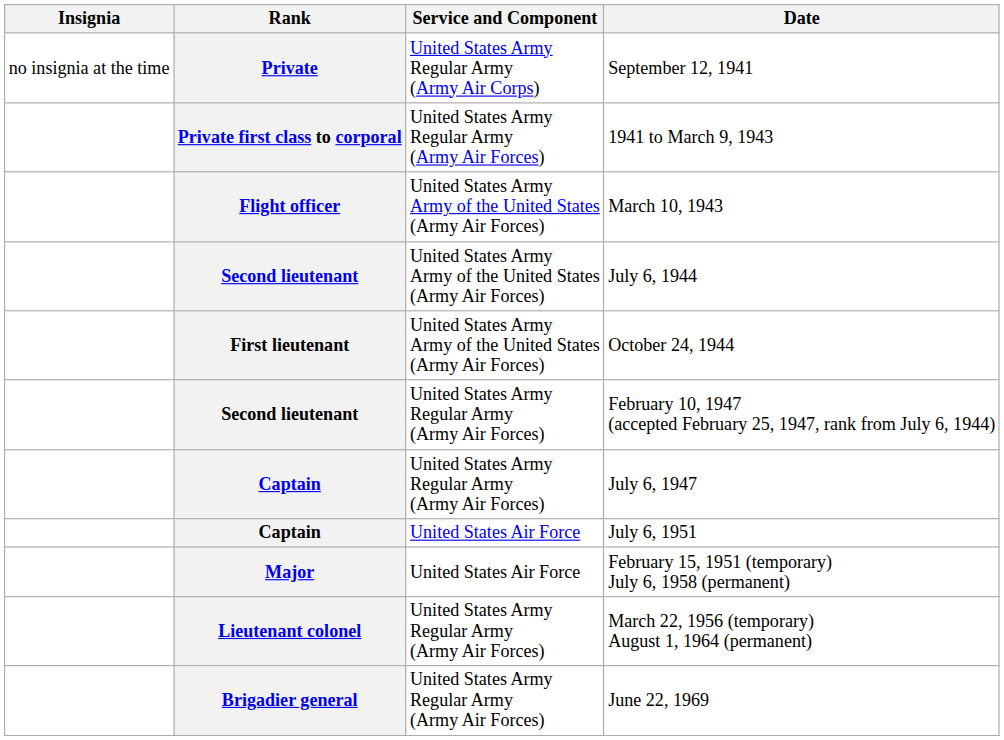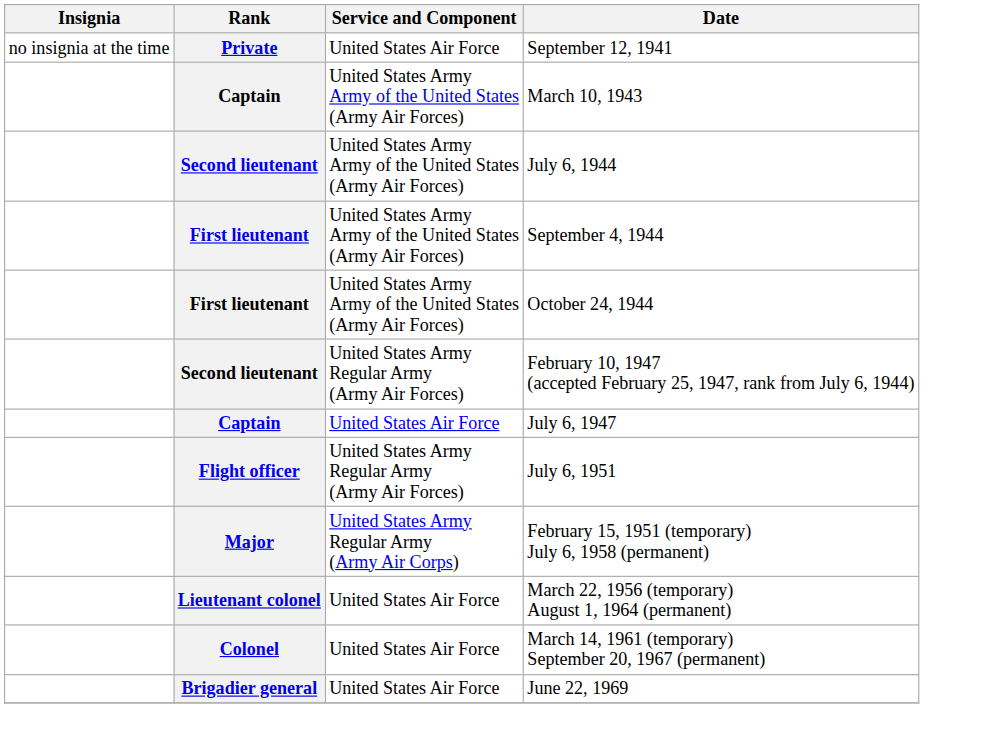(481, 67) United States Army Regular Army (Army Air Corps) -> (414, 47) United States Air Force
- row: (691, 137)
(290, 206) Flight officer -> (249, 96) Captain
+ row: (595, 235)
(481, 483) United States Army Regular Army (Army Air Forces) -> (414, 422) United States Air Force
(290, 532) Captain -> (249, 471) Flight officer
(495, 532) United States Air Force -> (401, 471) United States Army Regular Army (Army Air Forces)
(495, 571) United States Air Force -> (401, 541) United States Army Regular Army (Army Air Corps)
(481, 631) United States Army Regular Army (Army Air Forces) -> (414, 600) United States Air Force
+ row: (646, 649)
(481, 700) United States Army Regular Army (Army Air Forces) -> (414, 688) United States Air Force
